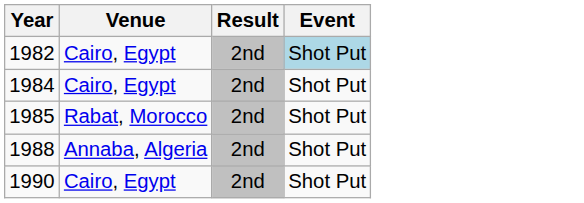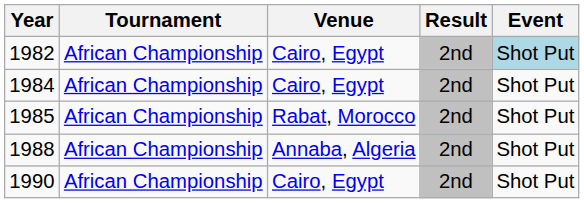+ column: (163, 20)
